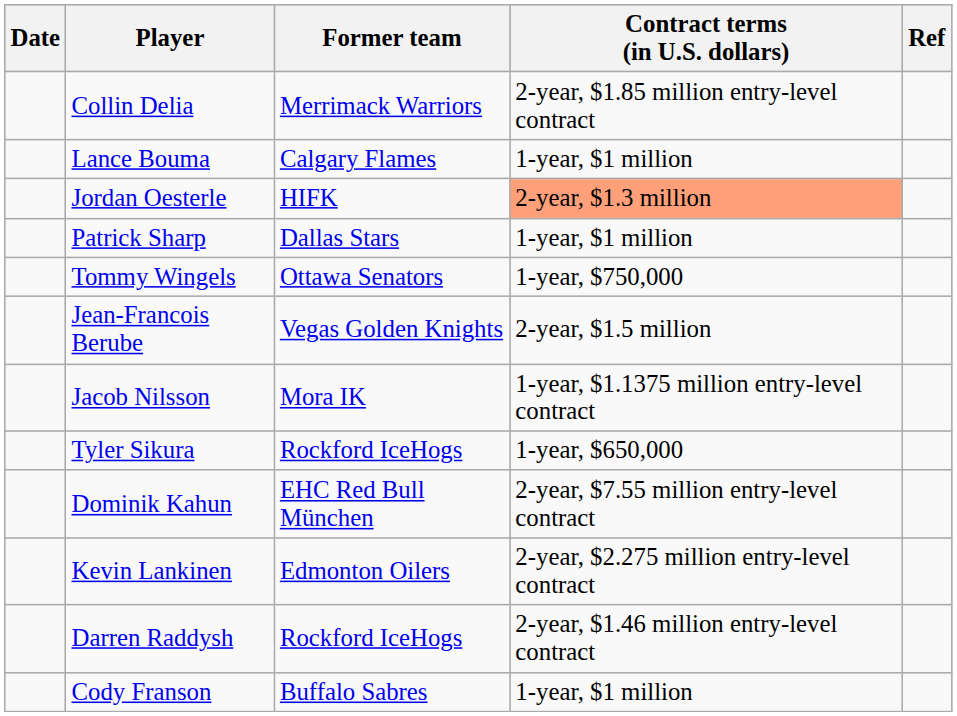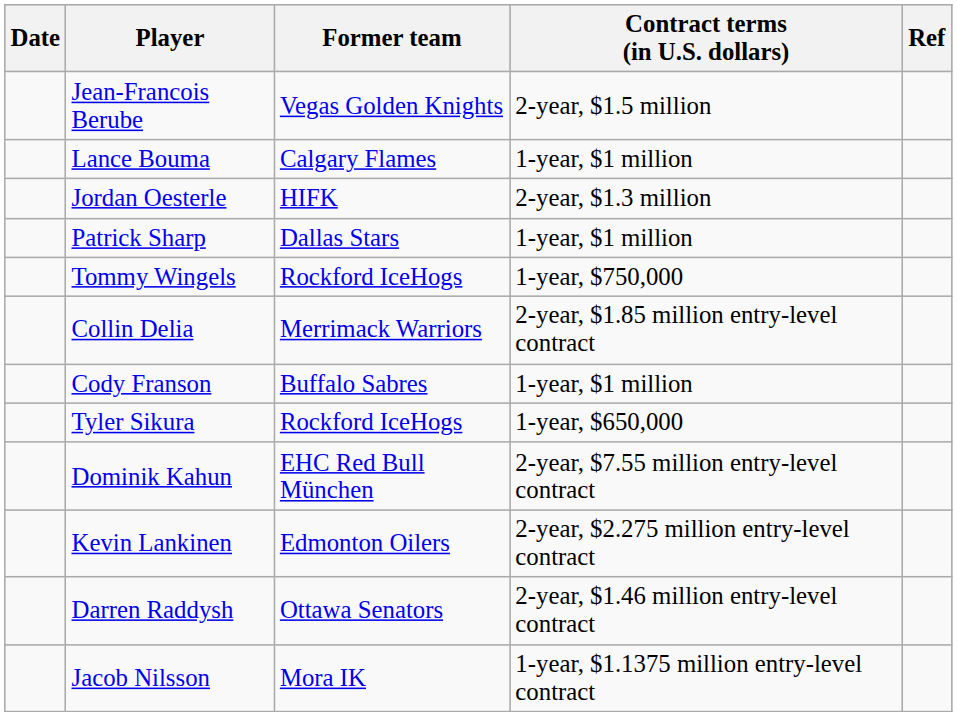rows swapped: (140, 329) <-> (132, 105)
(613, 197) lightsalmon background -> (613, 197) no background
(361, 276) Ottawa Senators -> (371, 276) Rockford IceHogs
rows swapped: (141, 691) <-> (141, 397)
(371, 638) Rockford IceHogs -> (361, 610) Ottawa Senators
